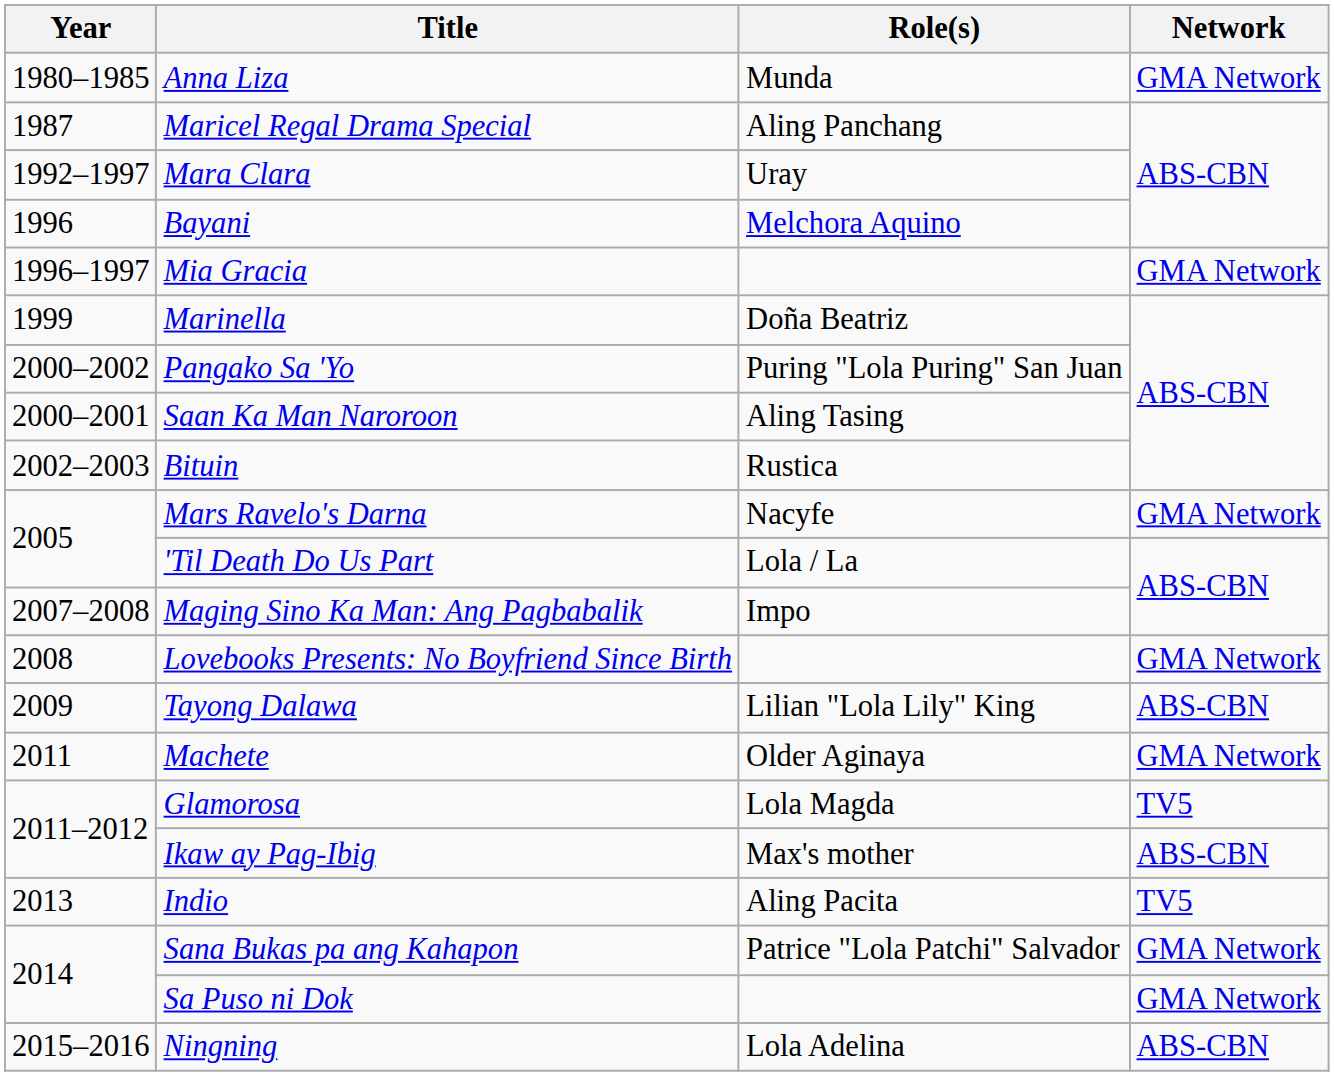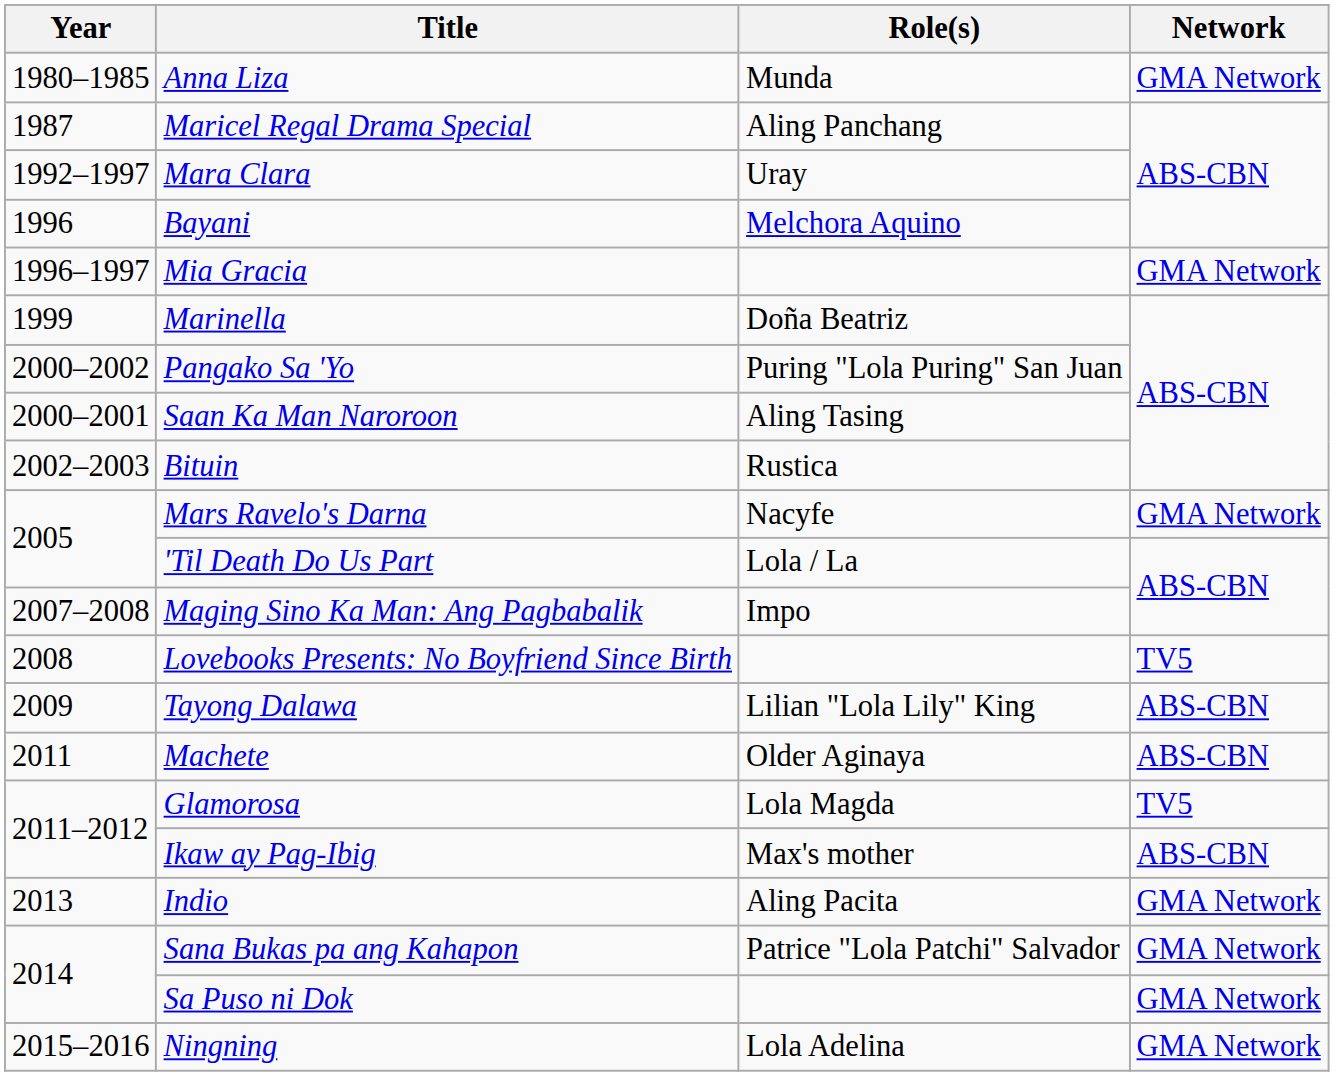(1229, 658) GMA Network -> (1165, 658) TV5
(1229, 755) GMA Network -> (1203, 755) ABS-CBN
(1165, 901) TV5 -> (1229, 901) GMA Network
(1203, 1046) ABS-CBN -> (1229, 1046) GMA Network
